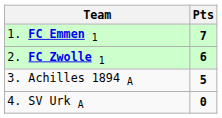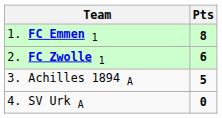(203, 35) 7 -> (203, 35) 8
